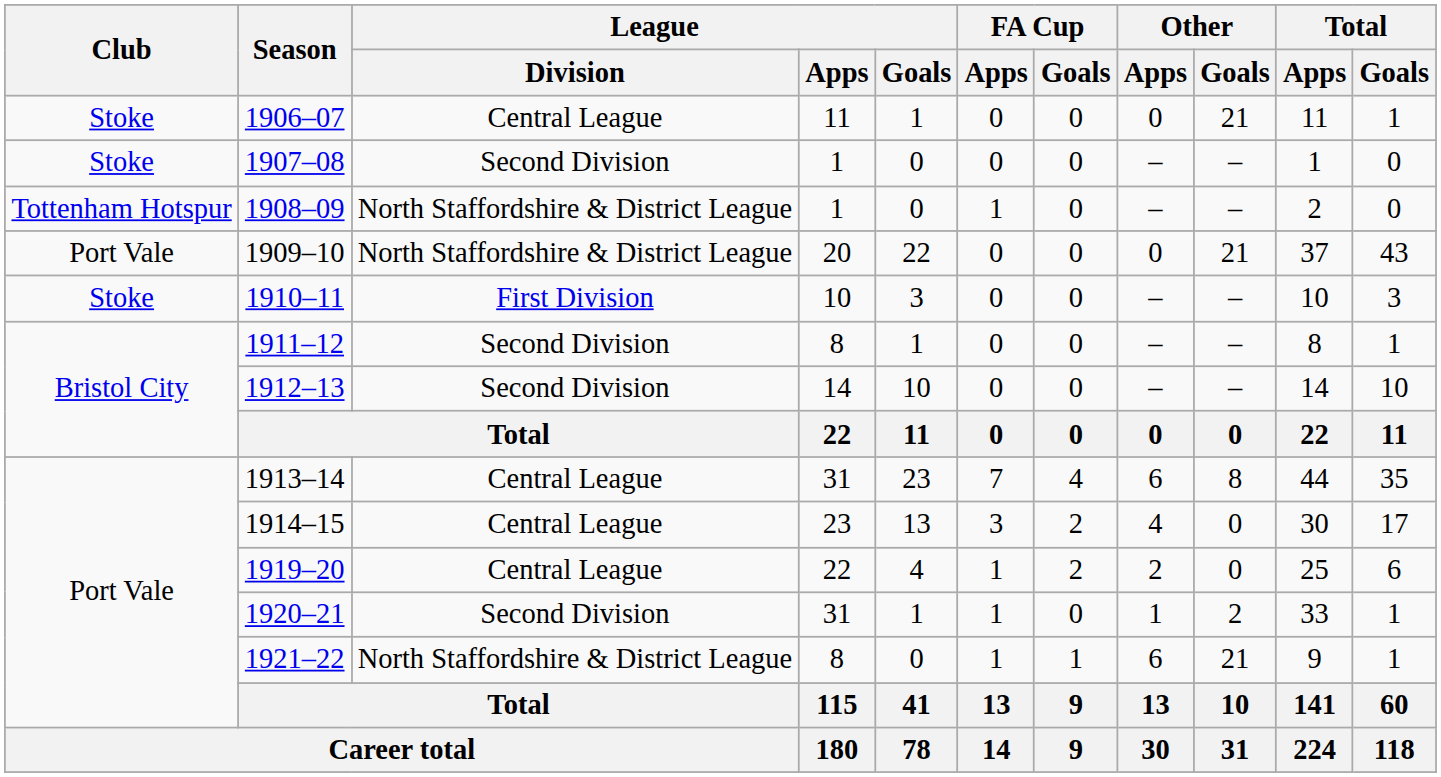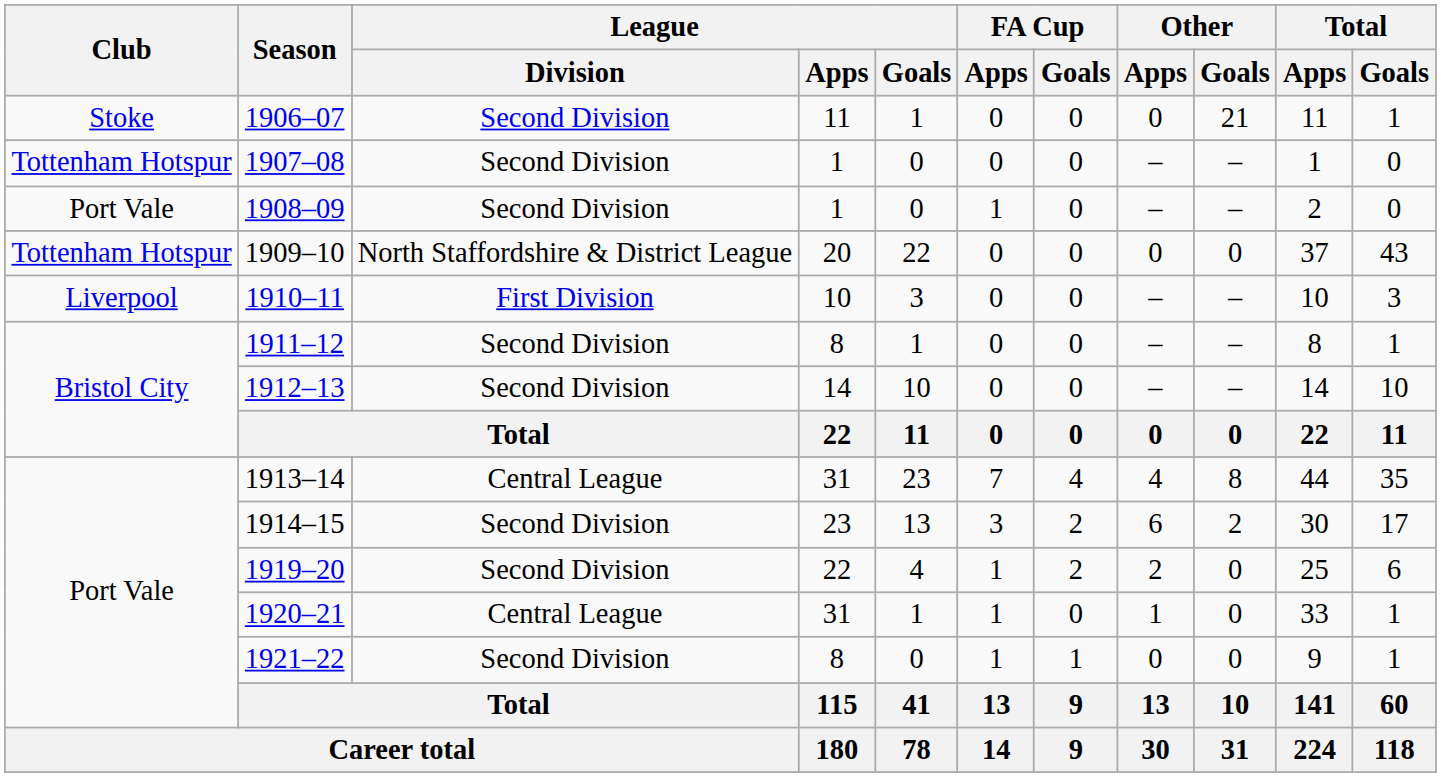(575, 117) Central League -> (575, 117) Second Division
(122, 162) Stoke -> (122, 162) Tottenham Hotspur
(122, 207) Tottenham Hotspur -> (122, 207) Port Vale
(575, 207) North Staffordshire & District League -> (575, 207) Second Division
(122, 252) Port Vale -> (122, 252) Tottenham Hotspur
(1235, 252) 21 -> (1235, 252) 0
(122, 298) Stoke -> (122, 298) Liverpool
(1155, 478) 6 -> (1155, 478) 4
(575, 523) Central League -> (575, 523) Second Division
(1155, 523) 4 -> (1155, 523) 6
(1235, 523) 0 -> (1235, 523) 2
(575, 569) Central League -> (575, 569) Second Division
(575, 614) Second Division -> (575, 614) Central League
(1235, 614) 2 -> (1235, 614) 0
(575, 659) North Staffordshire & District League -> (575, 659) Second Division
(1155, 659) 6 -> (1155, 659) 0
(1235, 659) 21 -> (1235, 659) 0
